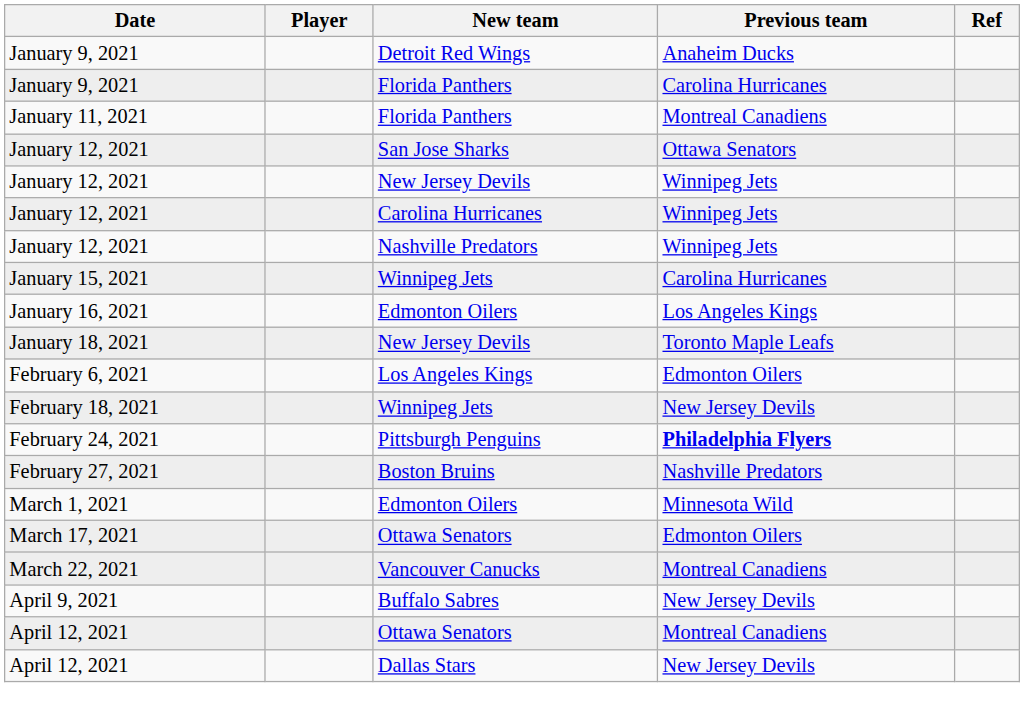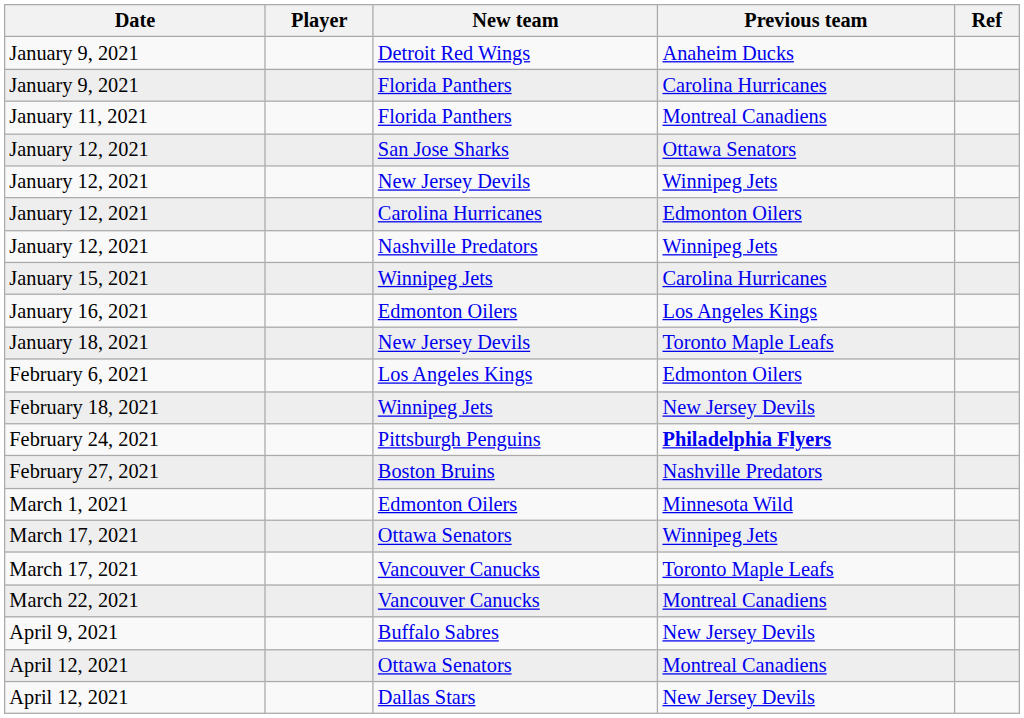(720, 213) Winnipeg Jets -> (732, 213) Edmonton Oilers
(732, 536) Edmonton Oilers -> (720, 536) Winnipeg Jets
+ row: (74, 568)
